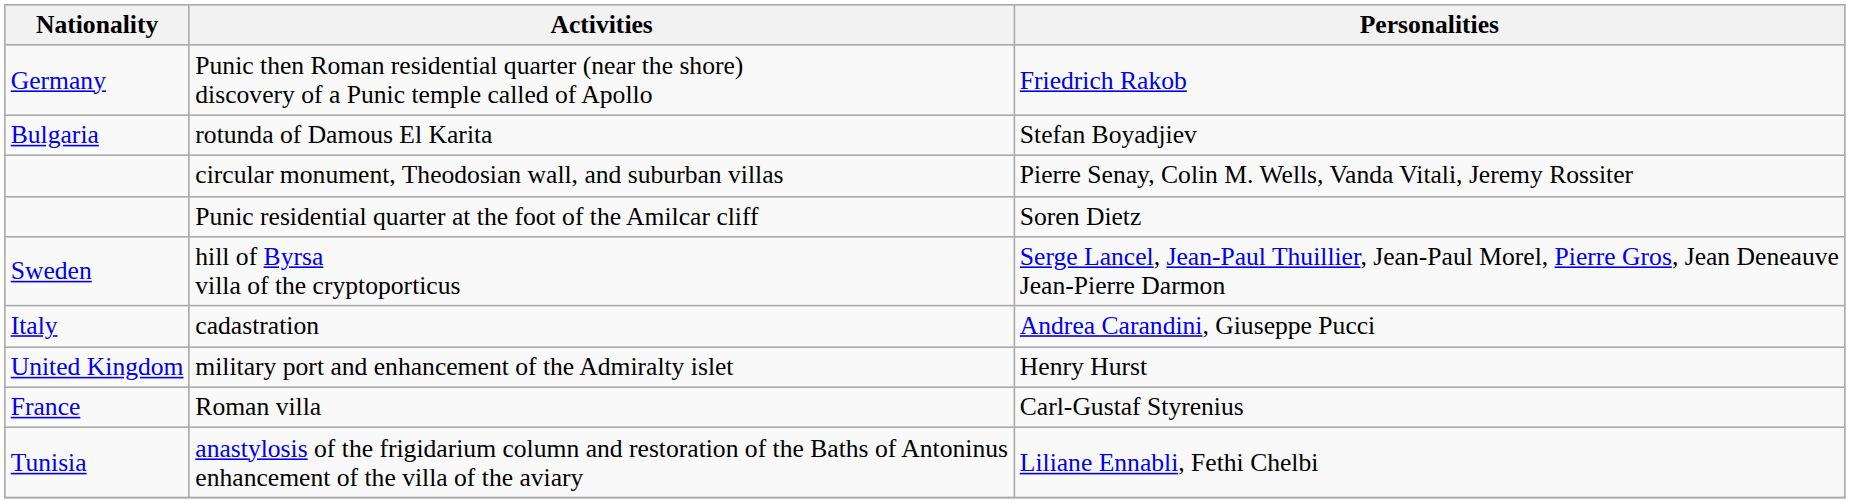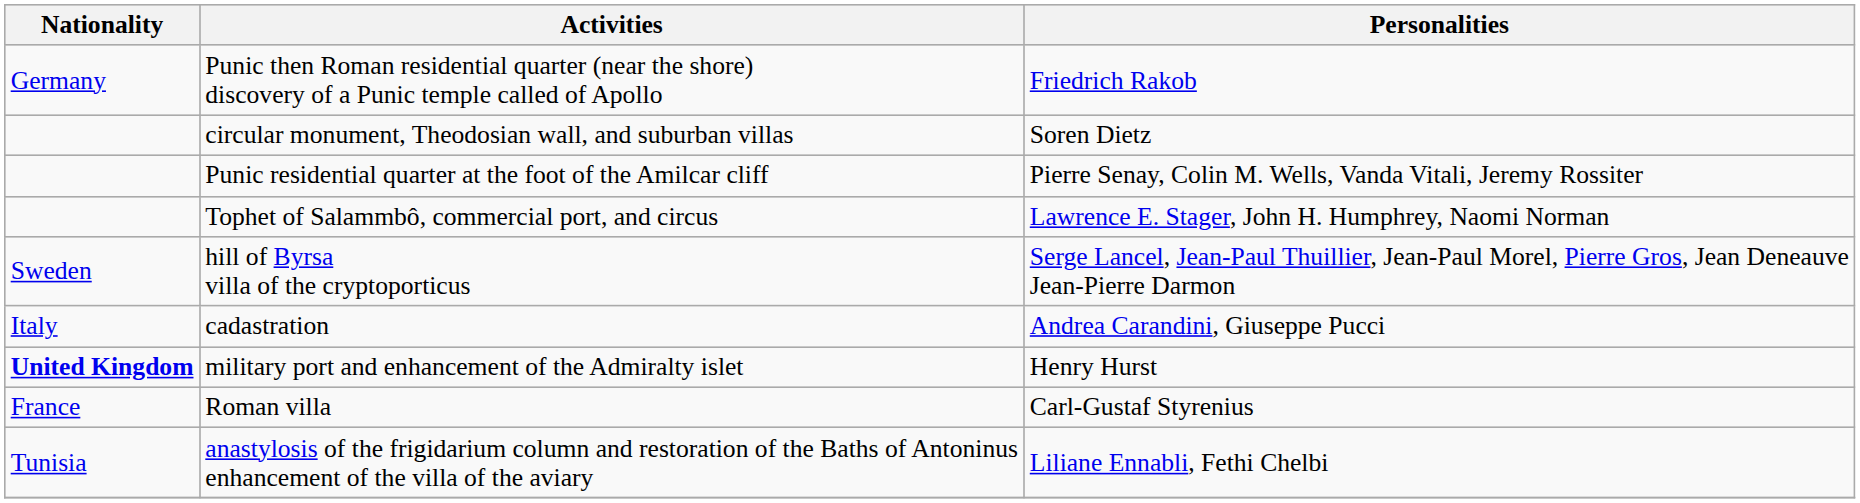- row: (344, 134)
(1326, 175) Pierre Senay, Colin M. Wells, Vanda Vitali, Jeremy Rossiter -> (1091, 134) Soren Dietz
(1081, 216) Soren Dietz -> (1336, 175) Pierre Senay, Colin M. Wells, Vanda Vitali, Jeremy Rossiter
+ row: (462, 216)
(97, 366) normal -> (102, 366) bold
